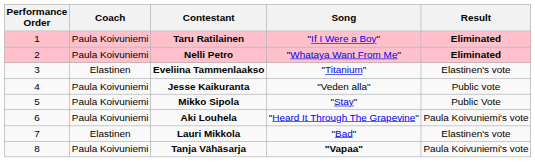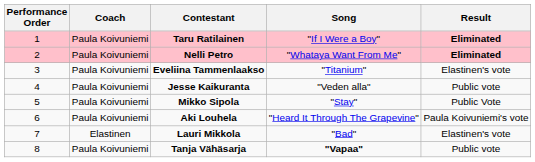(110, 70) Elastinen -> (110, 70) Paula Koivuniemi
(476, 149) Paula Koivuniemi's vote -> (476, 149) Public vote
